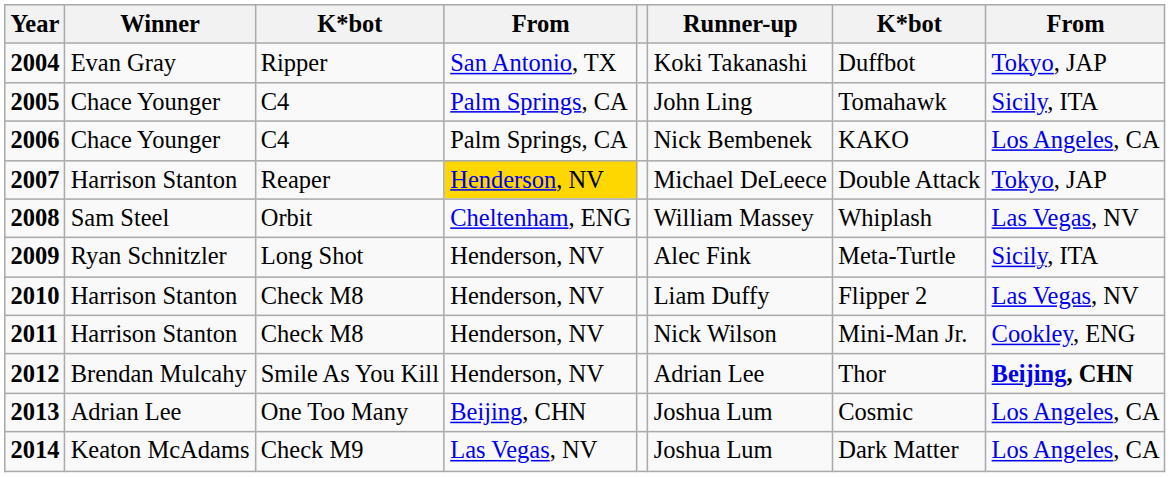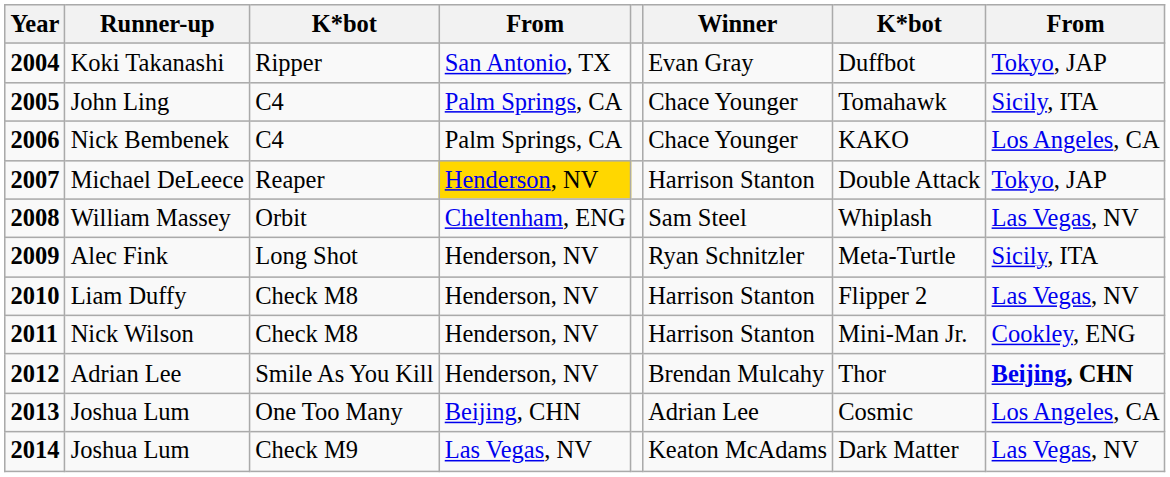columns swapped: (160, 23) <-> (740, 23)
(1076, 450) Los Angeles, CA -> (1065, 450) Las Vegas, NV
